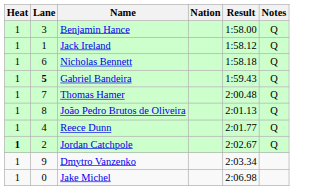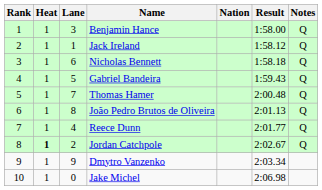+ column: (19, 12)
(44, 78) bold -> (73, 78) normal
